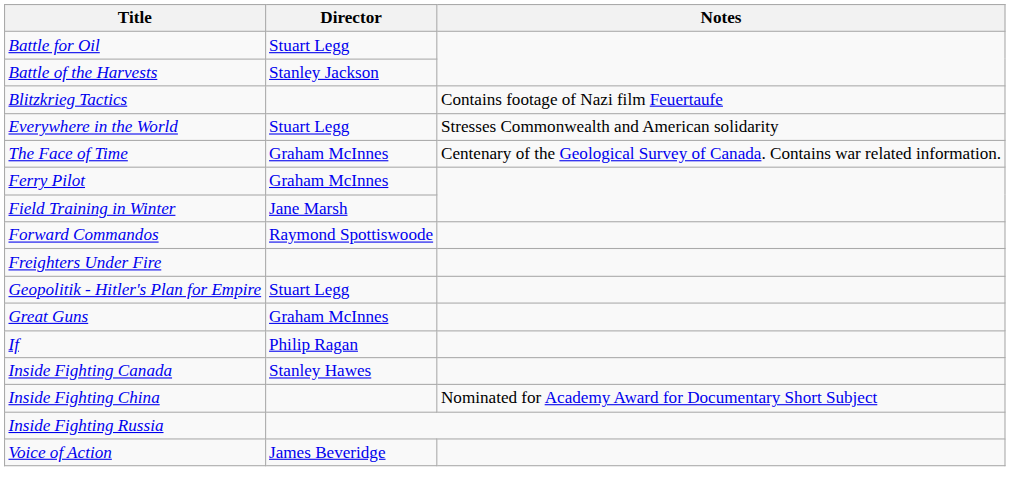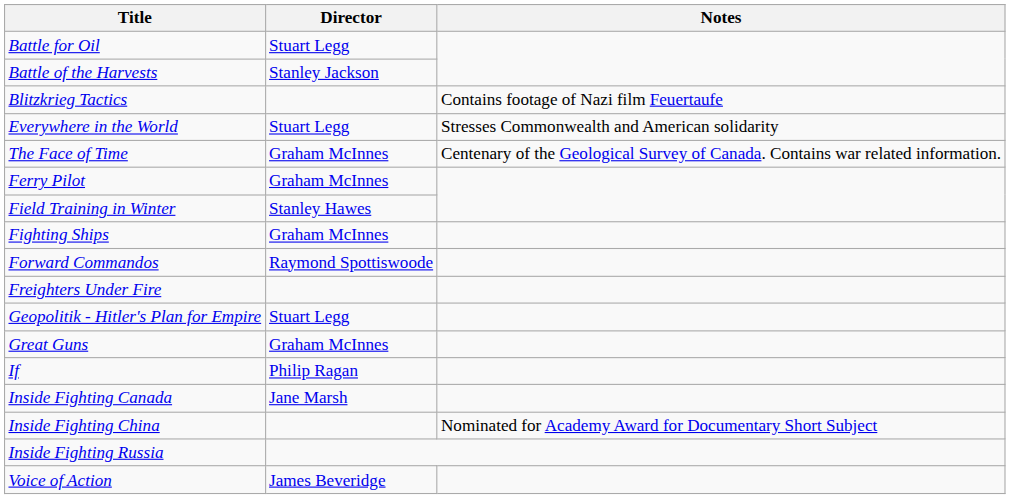(308, 208) Jane Marsh -> (320, 208) Stanley Hawes
+ row: (59, 235)
(320, 371) Stanley Hawes -> (308, 398) Jane Marsh
